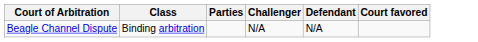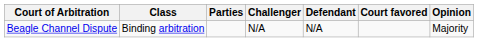+ column: (452, 12)
